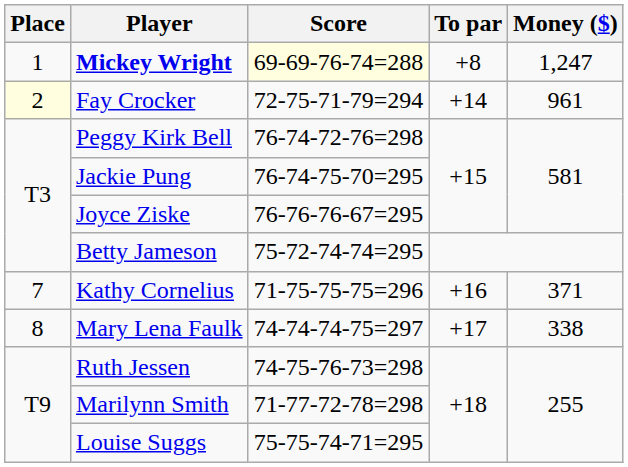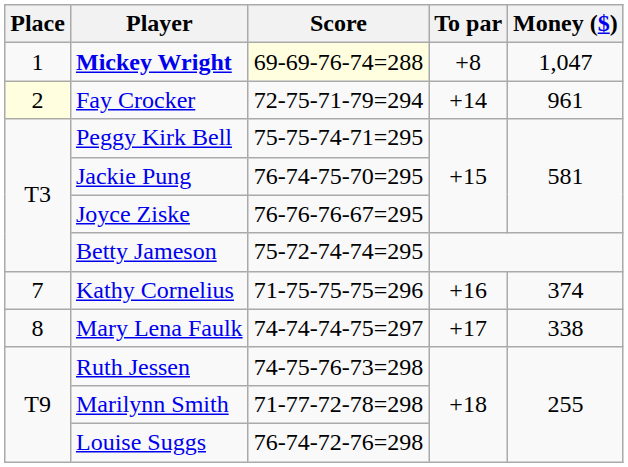(565, 61) 1,247 -> (565, 61) 1,047
(338, 137) 76-74-72-76=298 -> (338, 137) 75-75-74-71=295
(565, 289) 371 -> (565, 289) 374
(338, 442) 75-75-74-71=295 -> (338, 442) 76-74-72-76=298
